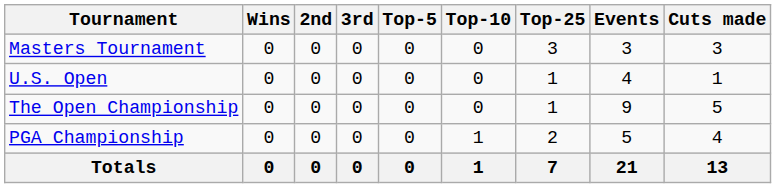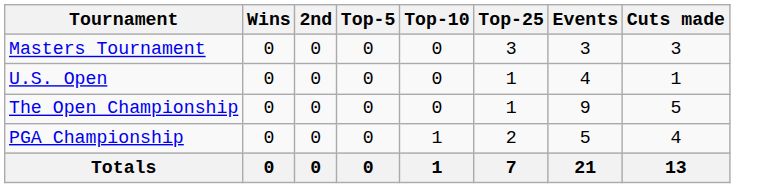- column: (357, 20)
